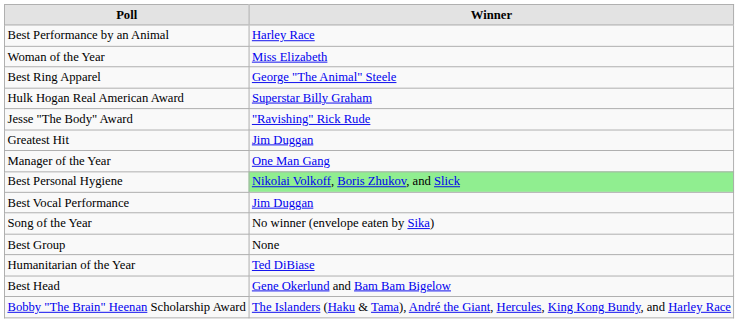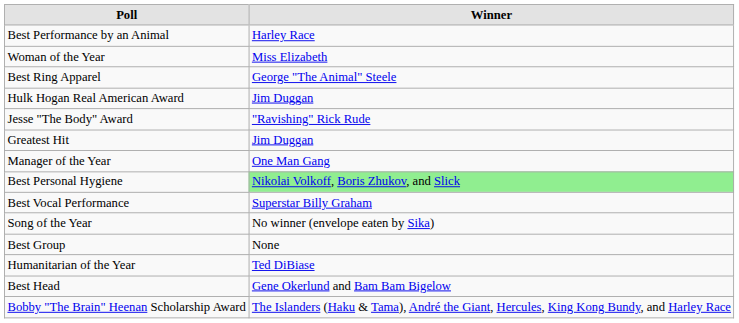(312, 97) Superstar Billy Graham -> (283, 97) Jim Duggan
(283, 202) Jim Duggan -> (312, 202) Superstar Billy Graham
